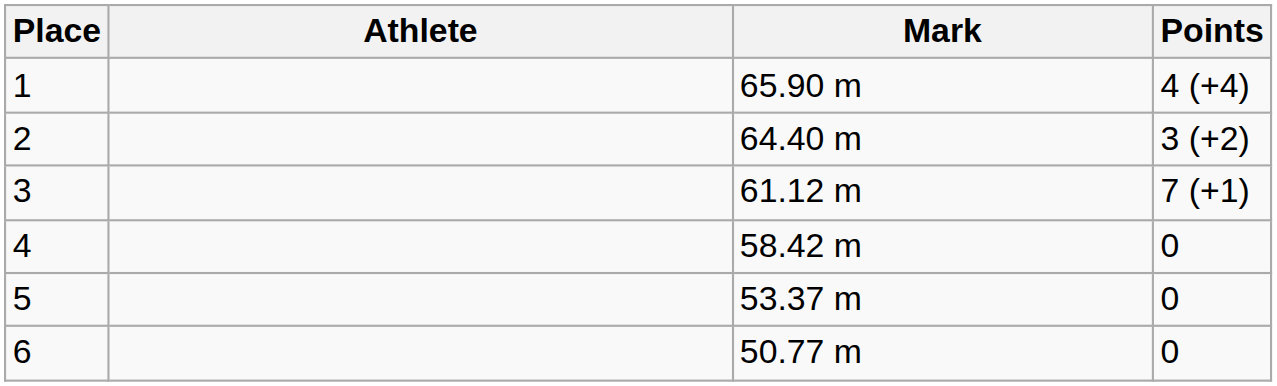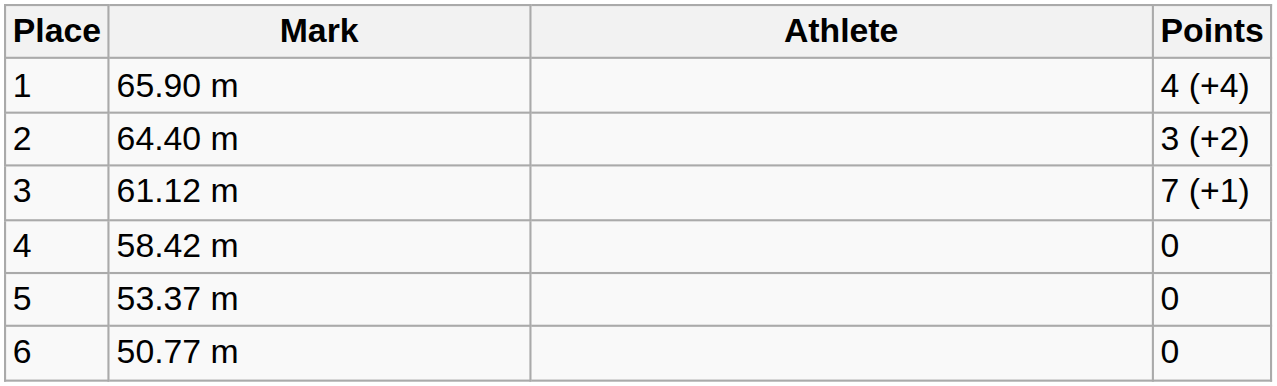columns swapped: (420, 31) <-> (942, 31)
